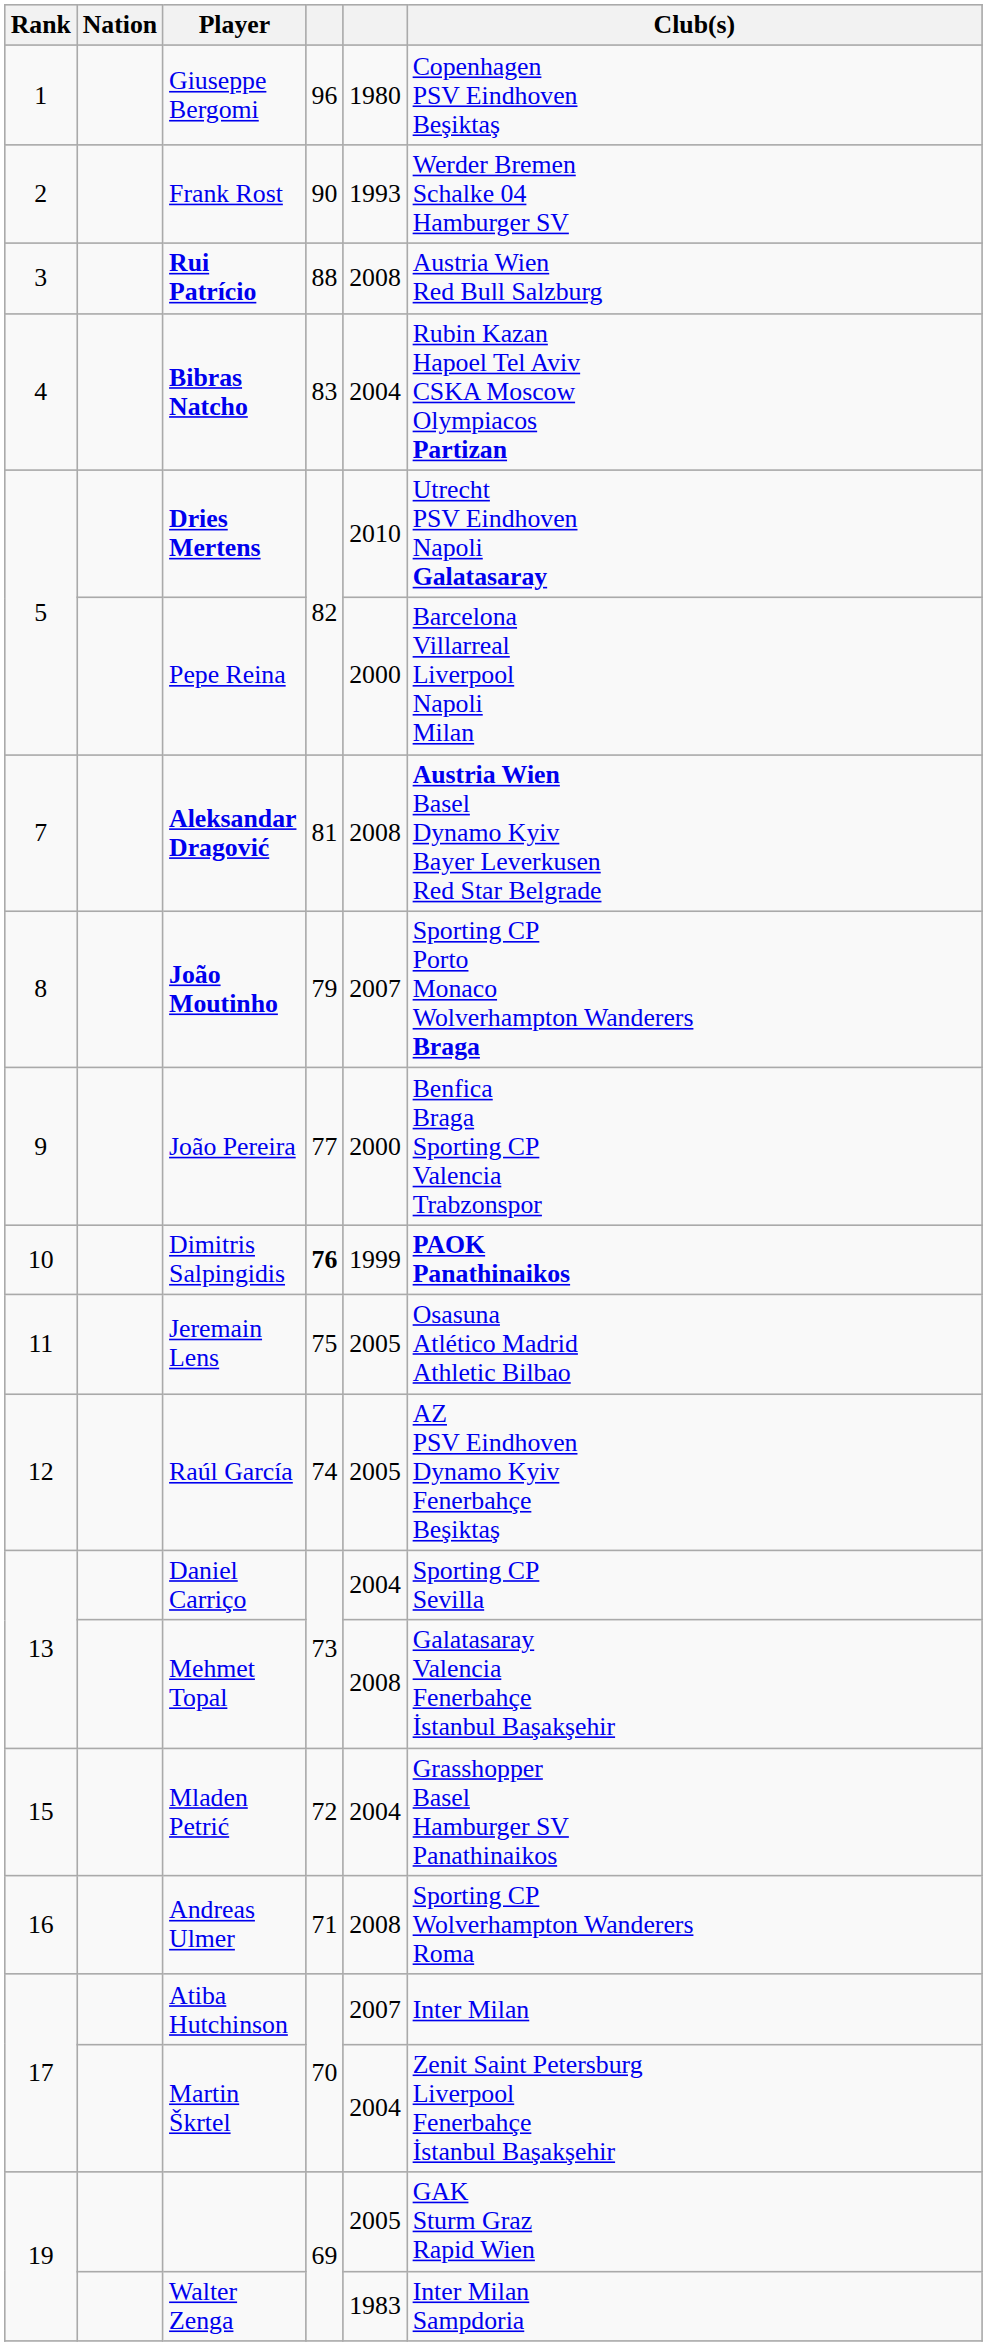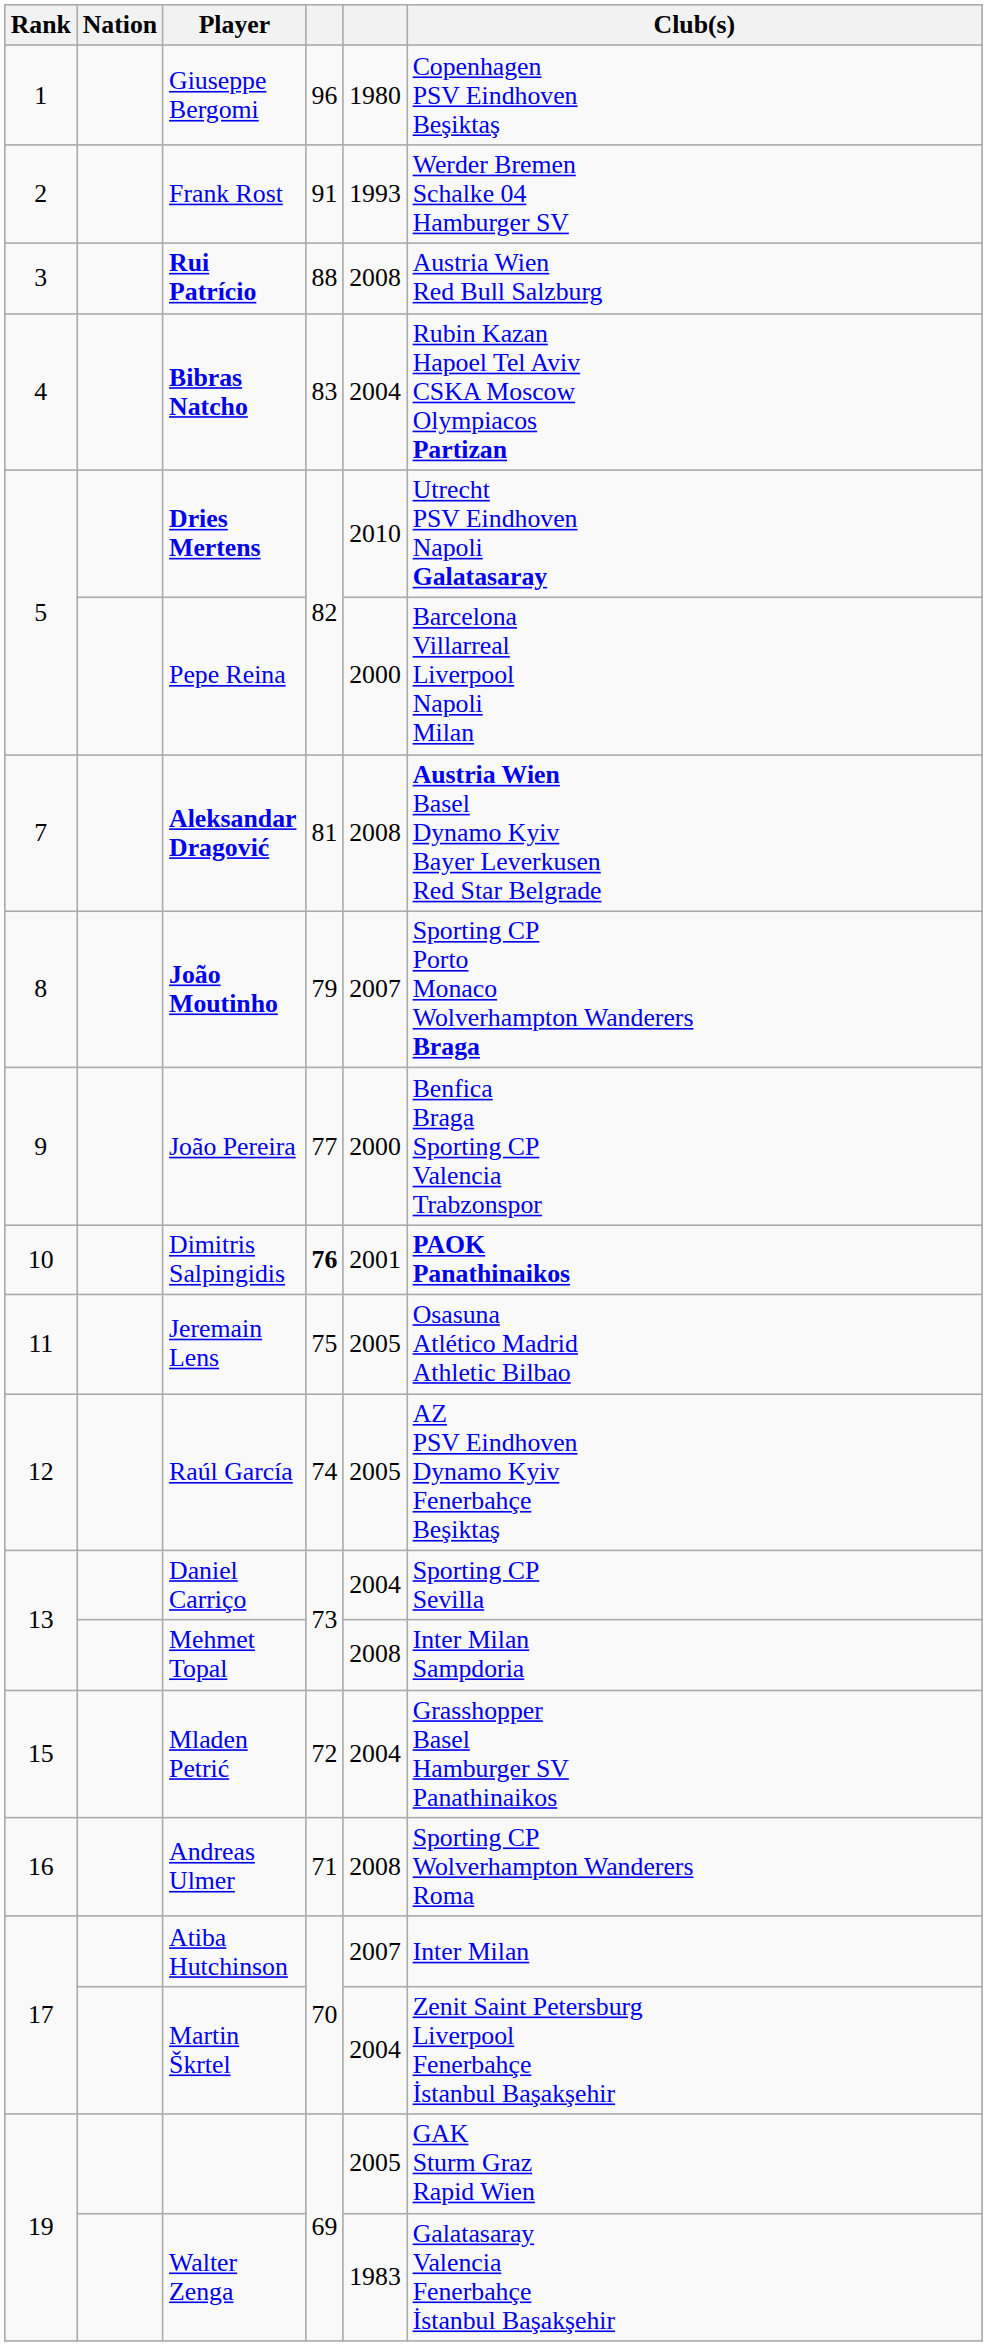(324, 193) 90 -> (324, 193) 91
(375, 1259) 1999 -> (375, 1259) 2001
(514, 1683) Galatasaray Valencia Fenerbahçe İstanbul Başakşehir -> (471, 1654) Inter Milan Sampdoria
(471, 2305) Inter Milan Sampdoria -> (514, 2276) Galatasaray Valencia Fenerbahçe İstanbul Başakşehir
